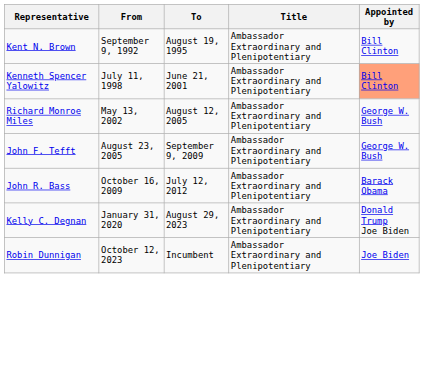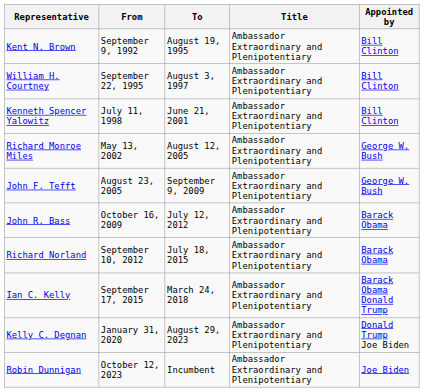+ row: (33, 81)
(380, 81) lightsalmon background -> (380, 116) no background
+ row: (46, 255)
+ row: (38, 295)
